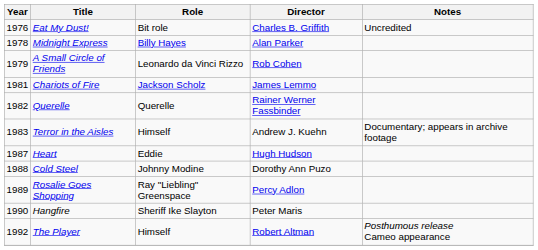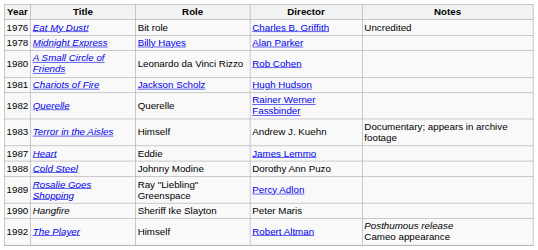(17, 64) 1979 -> (17, 64) 1980
(284, 85) James Lemmo -> (282, 85) Hugh Hudson
(282, 153) Hugh Hudson -> (284, 153) James Lemmo
